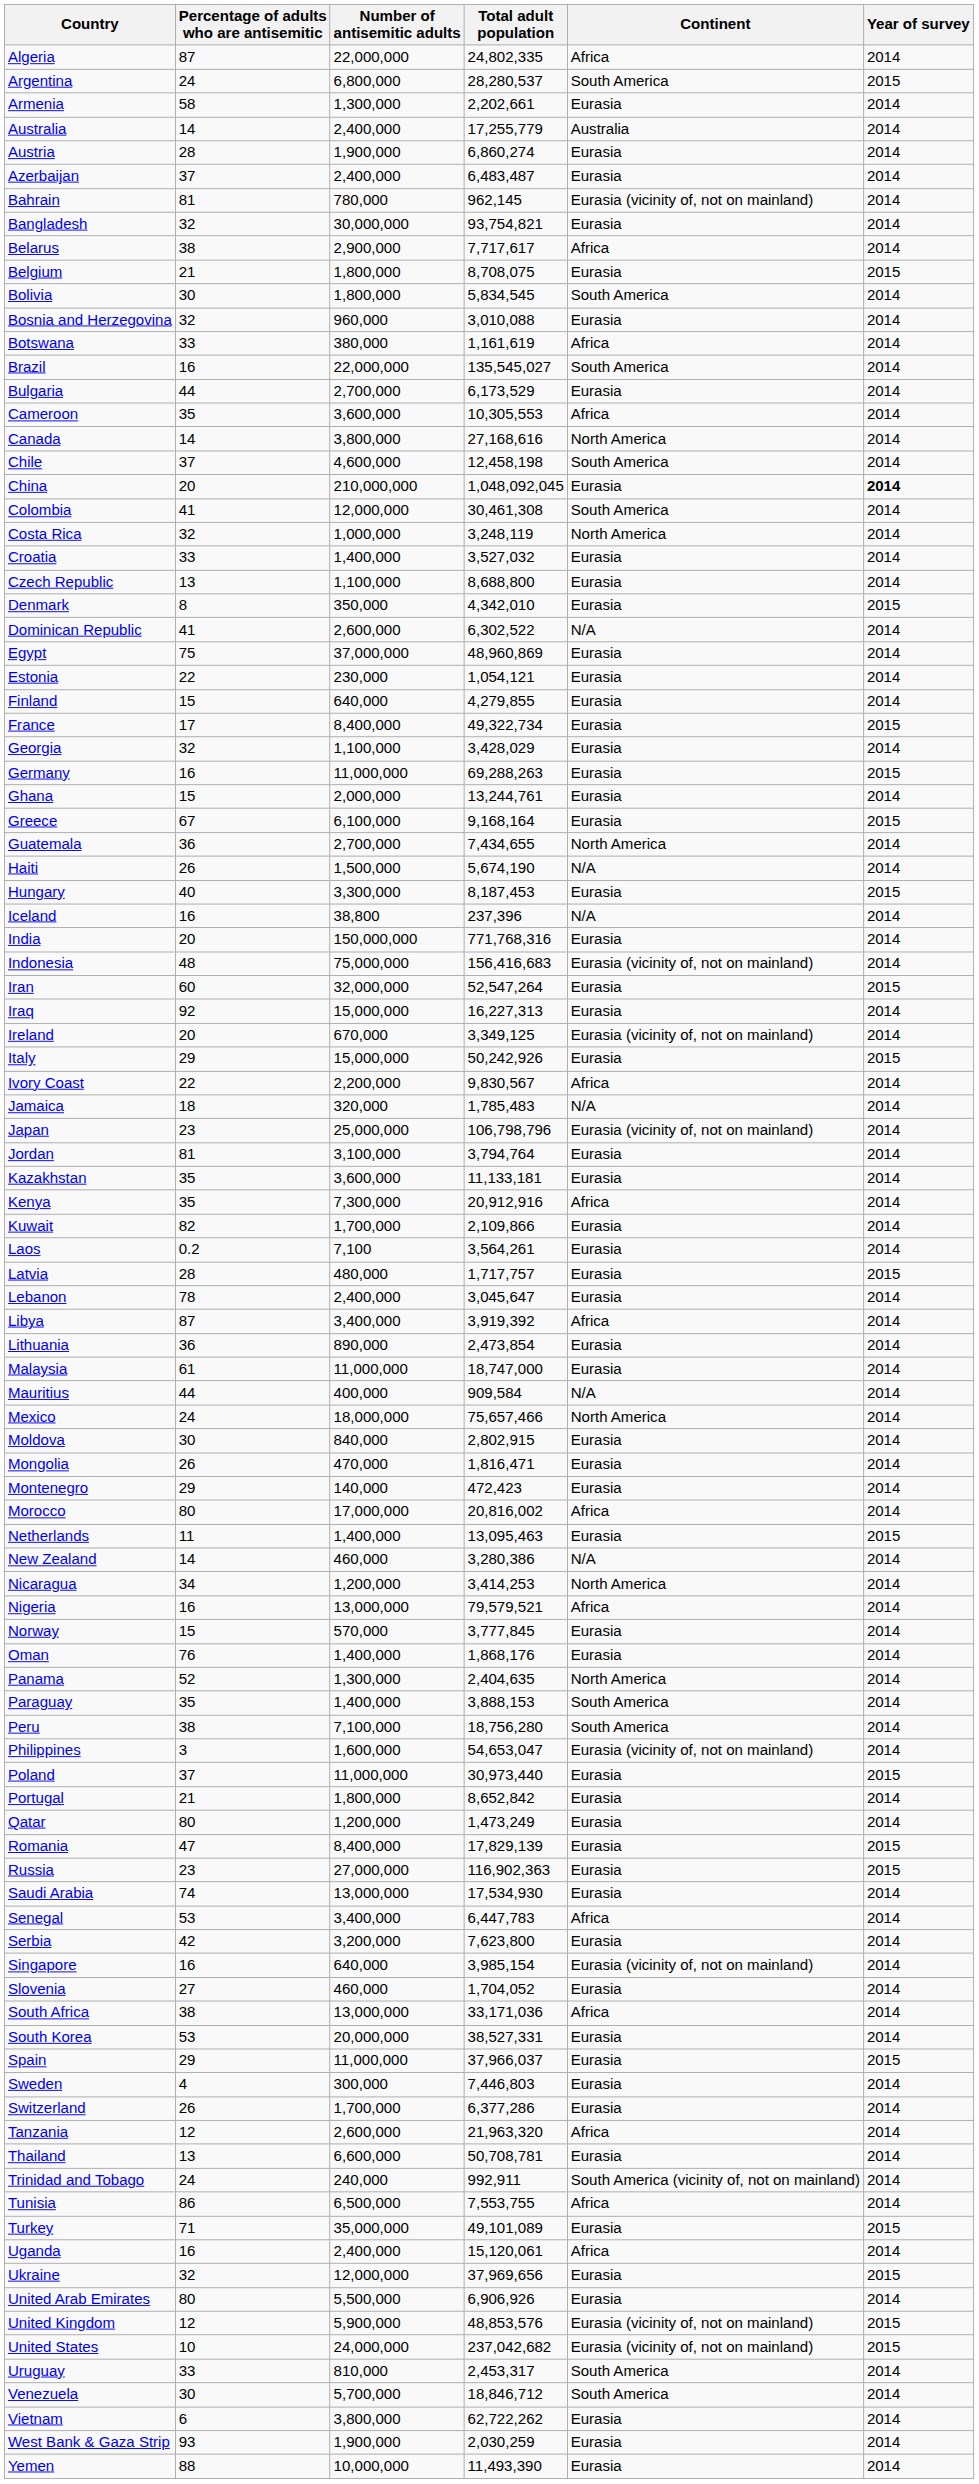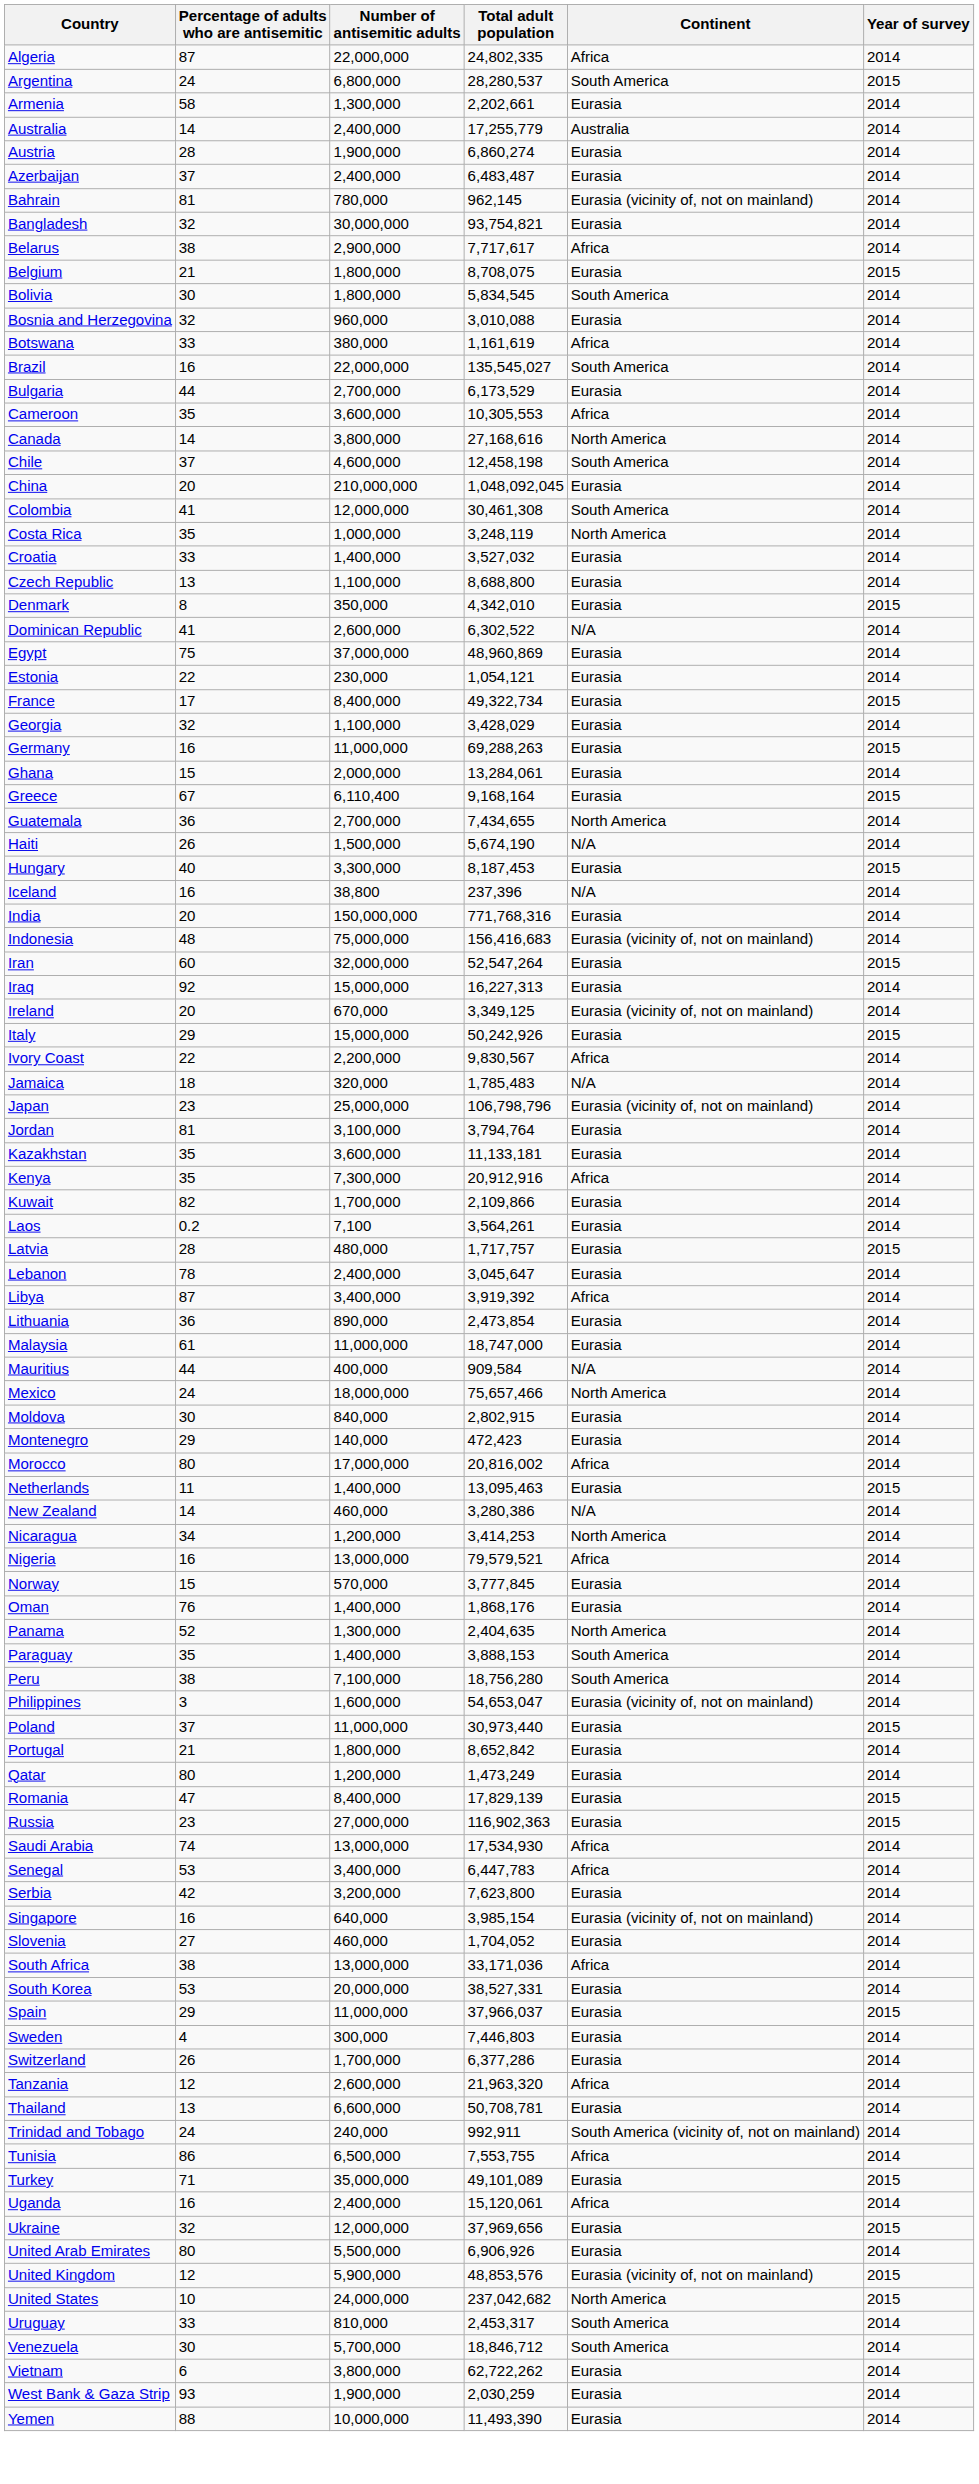(884, 486) bold -> (884, 486) normal
(187, 534) 32 -> (187, 534) 35
- row: (33, 701)
(505, 796) 13,244,761 -> (505, 772) 13,284,061
(367, 820) 6,100,000 -> (367, 796) 6,110,400
- row: (38, 1464)
(596, 1893) Eurasia -> (590, 1846) Africa
(692, 2347) Eurasia (vicinity of, not on mainland) -> (618, 2299) North America
